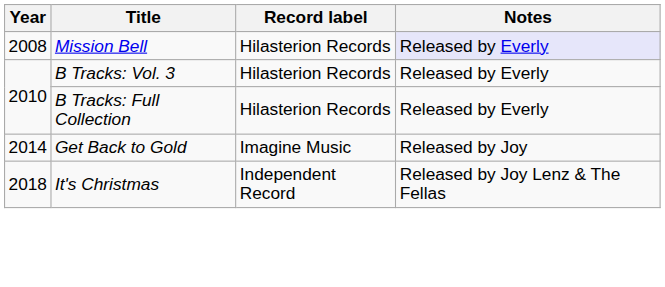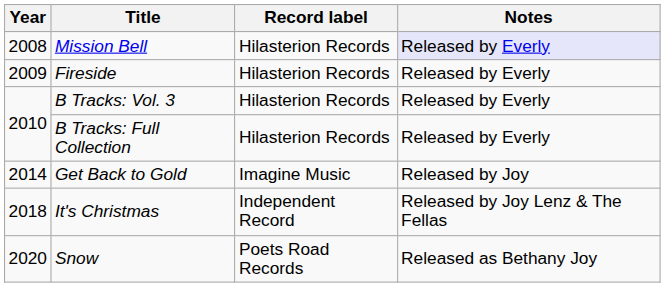+ row: (86, 73)
+ row: (77, 258)
